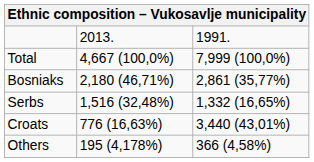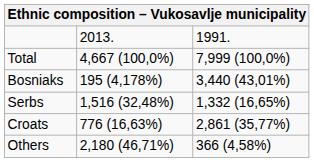(127, 80) 2,180 (46,71%) -> (121, 80) 195 (4,178%)
(243, 80) 2,861 (35,77%) -> (243, 80) 3,440 (43,01%)
(243, 124) 3,440 (43,01%) -> (243, 124) 2,861 (35,77%)
(121, 146) 195 (4,178%) -> (127, 146) 2,180 (46,71%)
